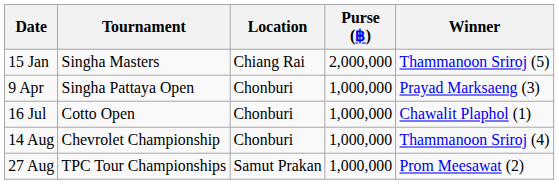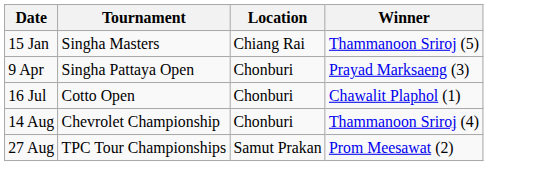- column: (361, 27)
